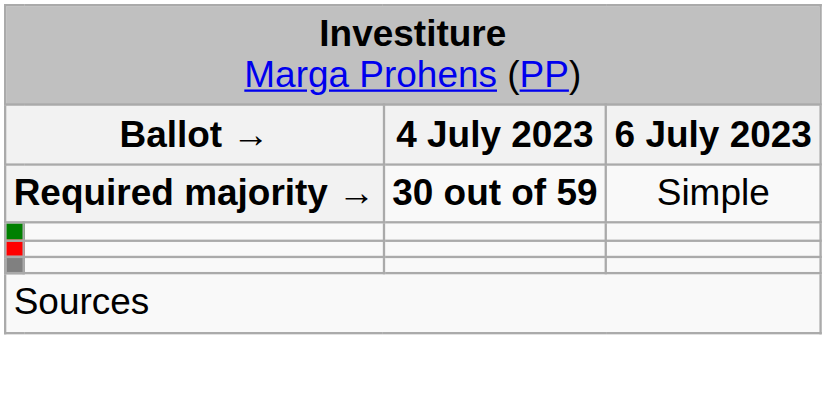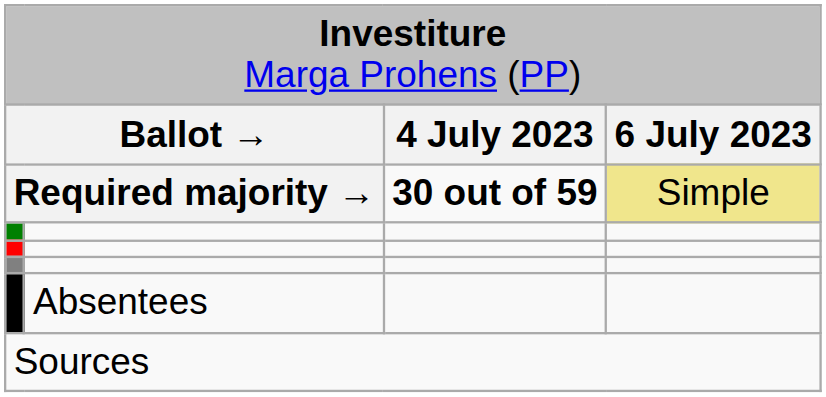(713, 192) no background -> (713, 192) khaki background
+ row: (15, 303)
